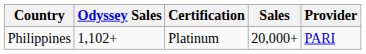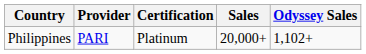columns swapped: (331, 15) <-> (120, 15)
